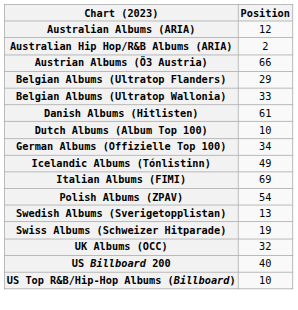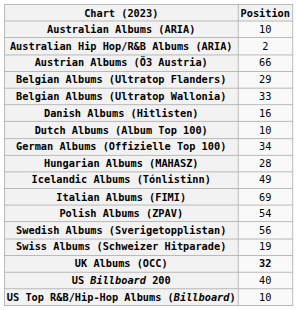(265, 30) 12 -> (265, 30) 10
(265, 113) 61 -> (265, 113) 16
+ row: (121, 163)
(265, 214) 13 -> (265, 230) 56
(265, 247) normal -> (265, 264) bold
